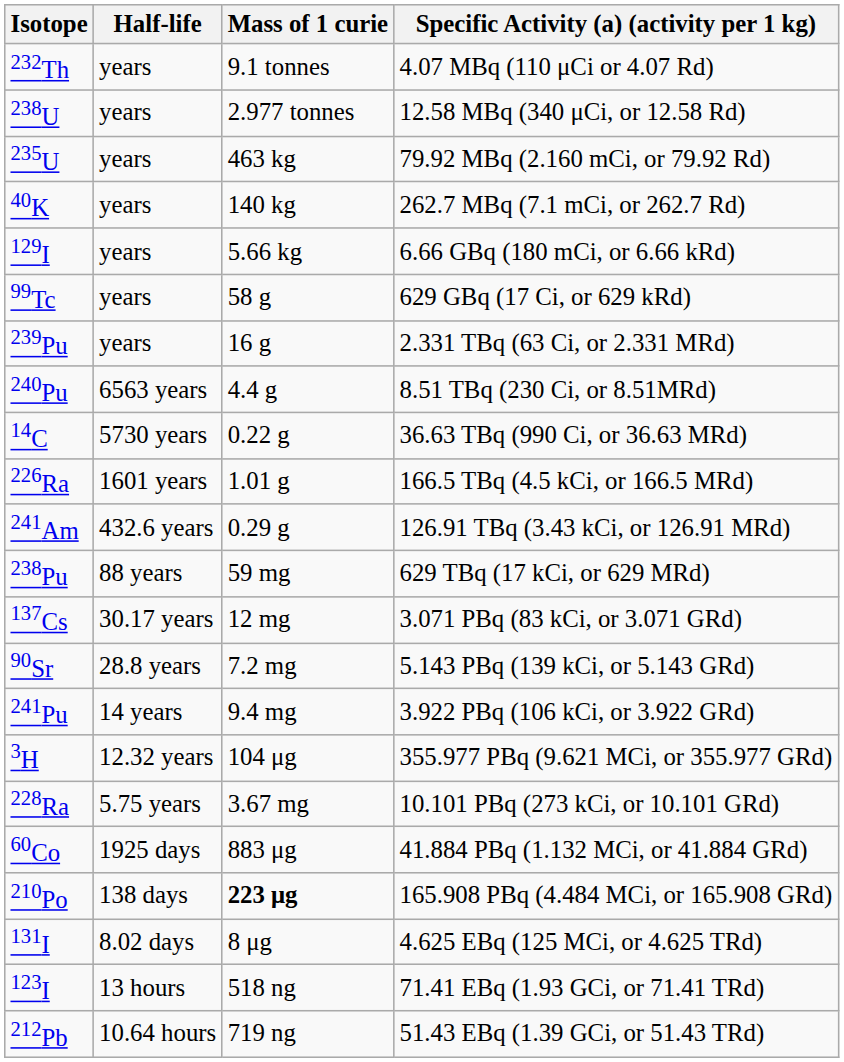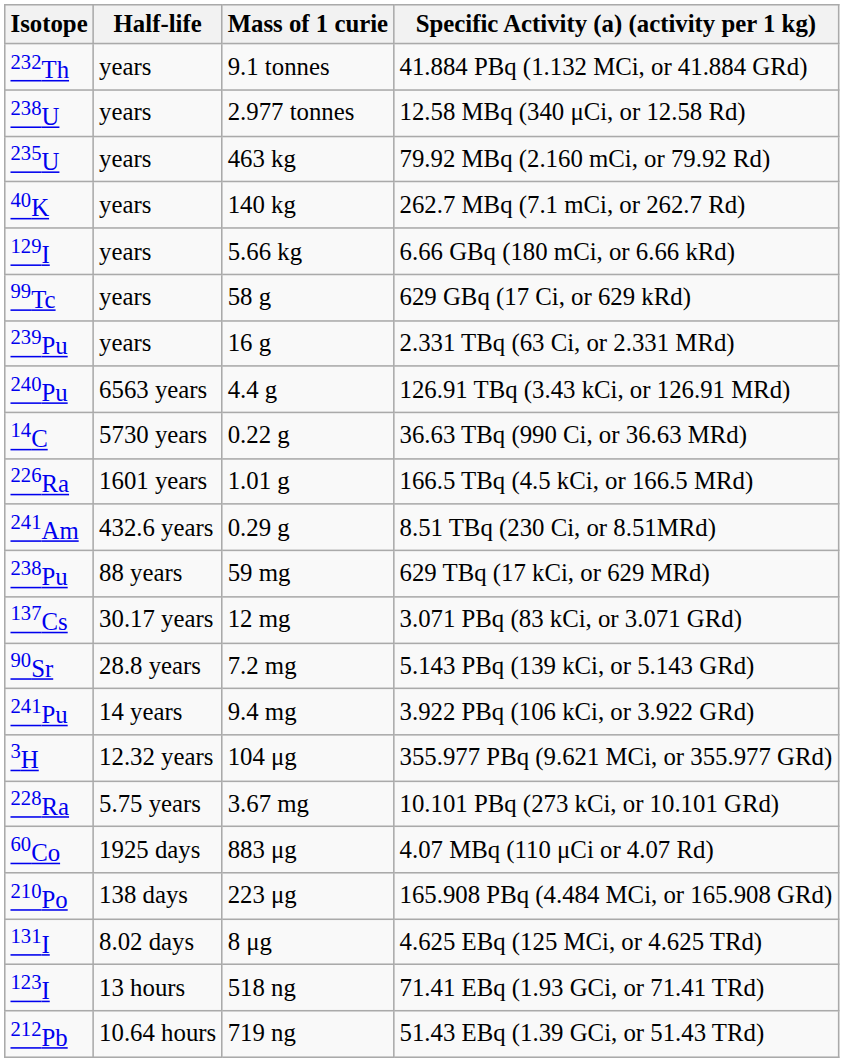(557, 66) 4.07 MBq (110 μCi or 4.07 Rd) -> (603, 66) 41.884 PBq (1.132 MCi, or 41.884 GRd)
(558, 389) 8.51 TBq (230 Ci, or 8.51MRd) -> (595, 389) 126.91 TBq (3.43 kCi, or 126.91 MRd)
(595, 527) 126.91 TBq (3.43 kCi, or 126.91 MRd) -> (558, 527) 8.51 TBq (230 Ci, or 8.51MRd)
(603, 849) 41.884 PBq (1.132 MCi, or 41.884 GRd) -> (557, 849) 4.07 MBq (110 μCi or 4.07 Rd)
(263, 895) bold -> (262, 895) normal
